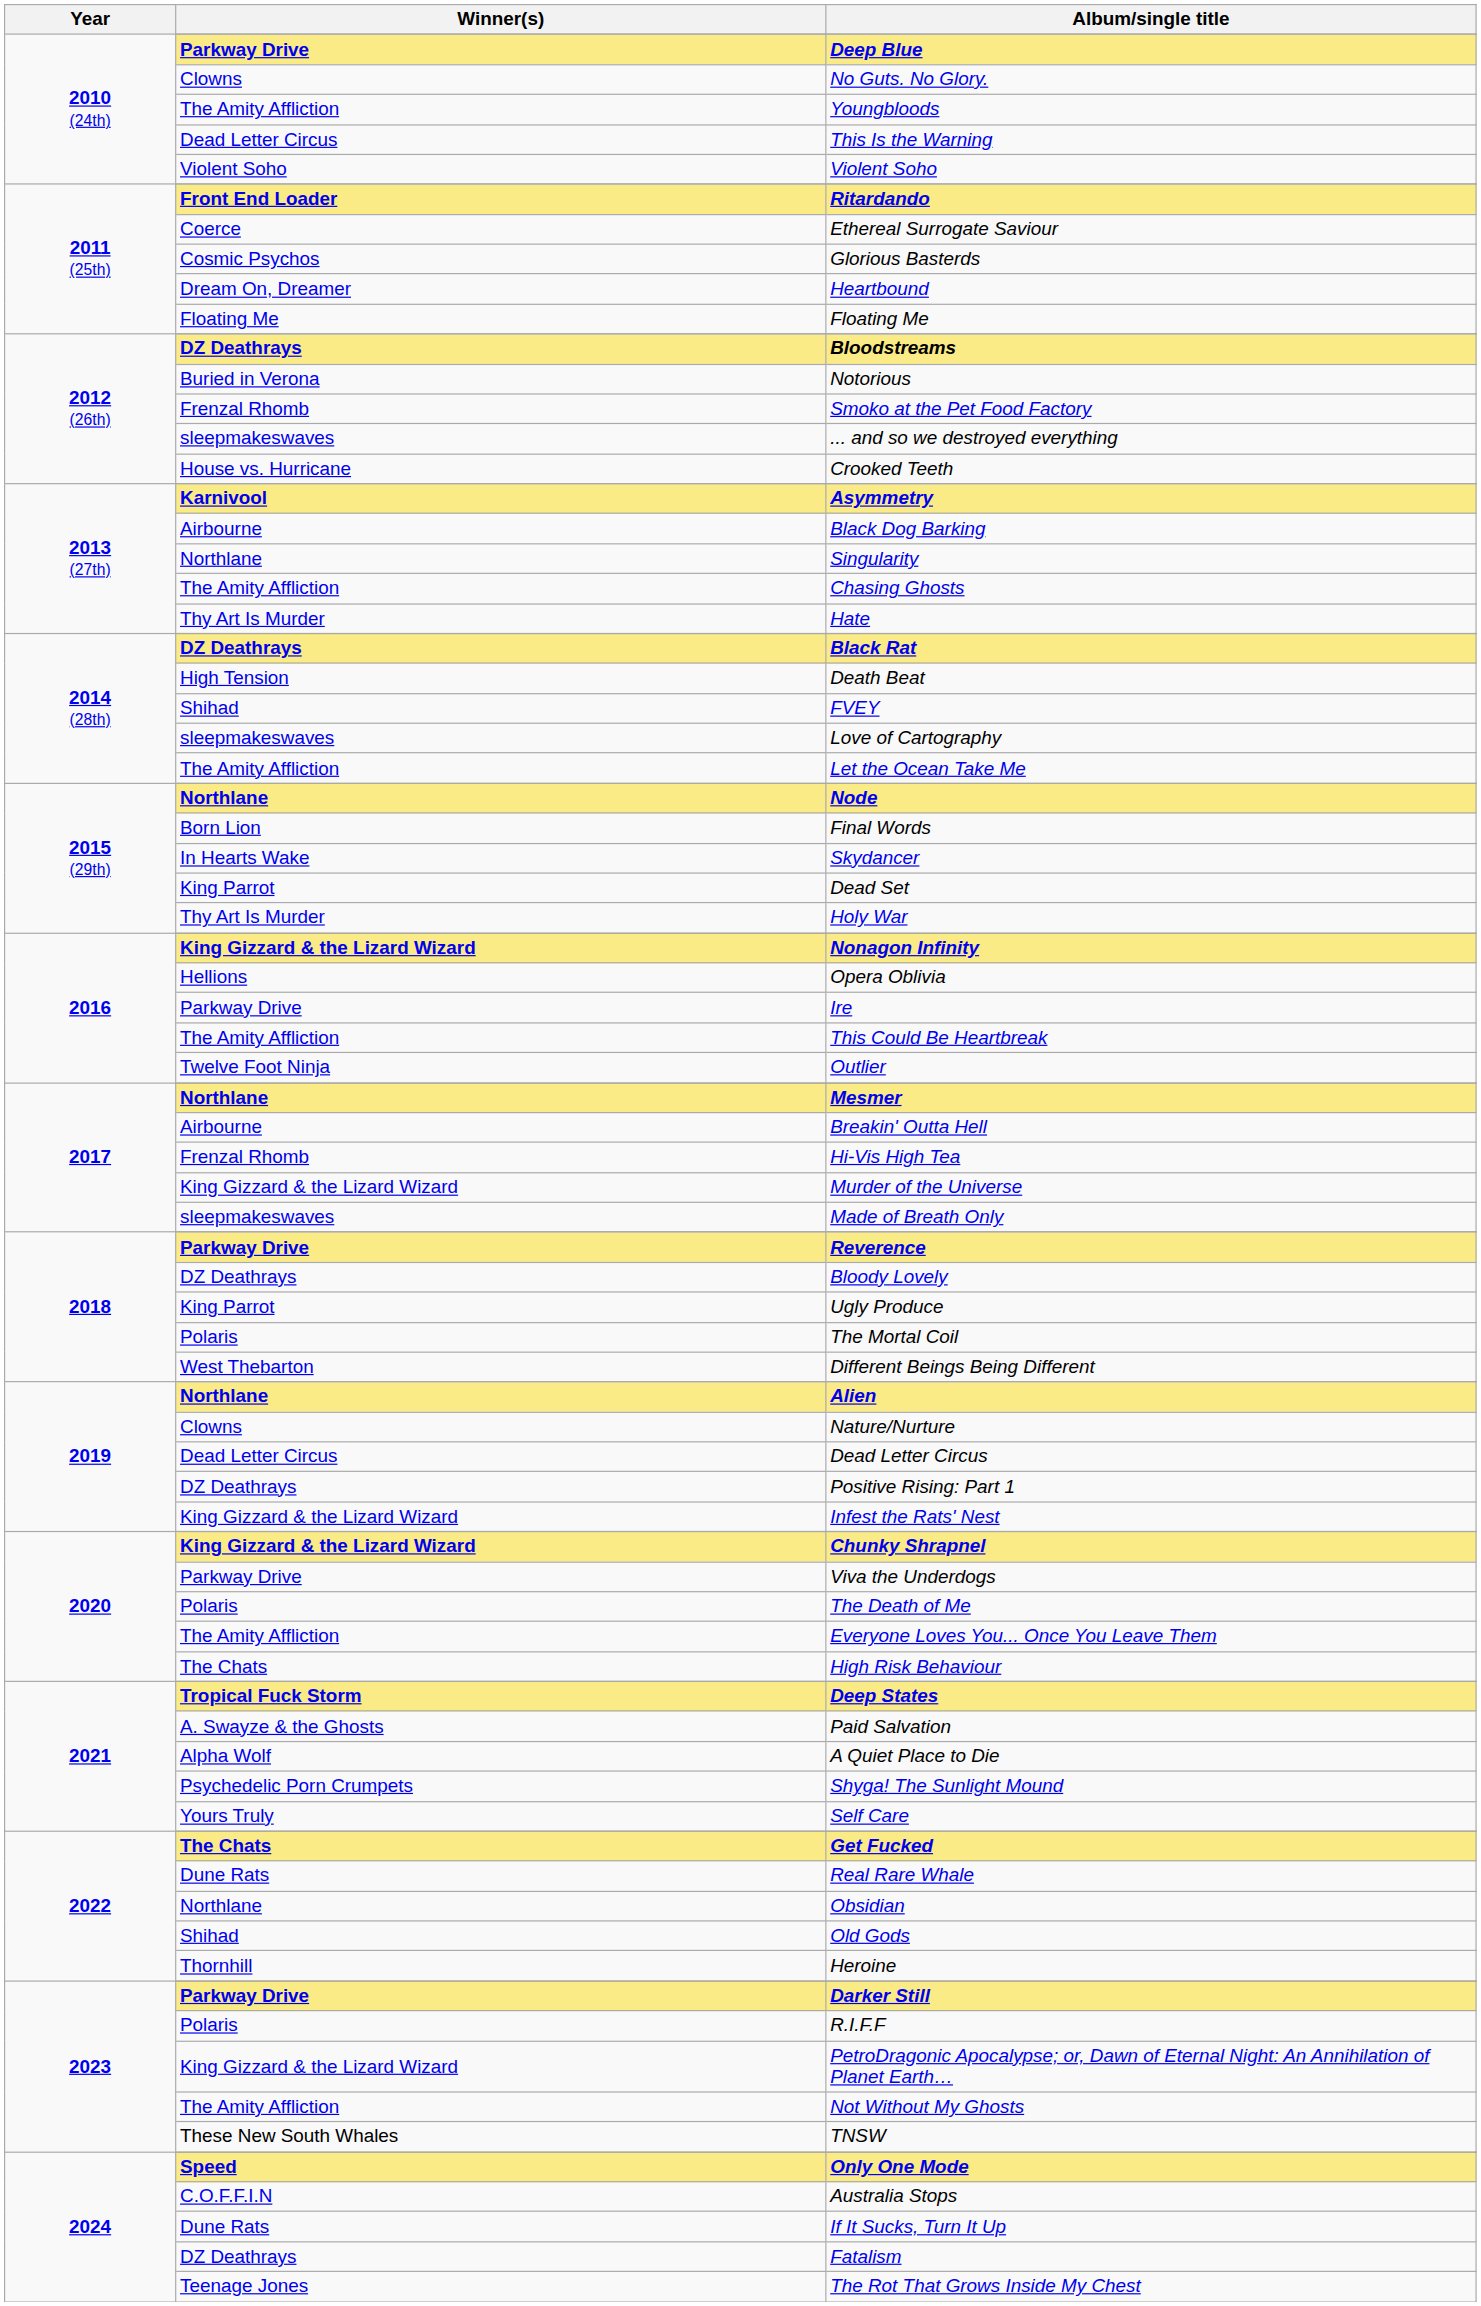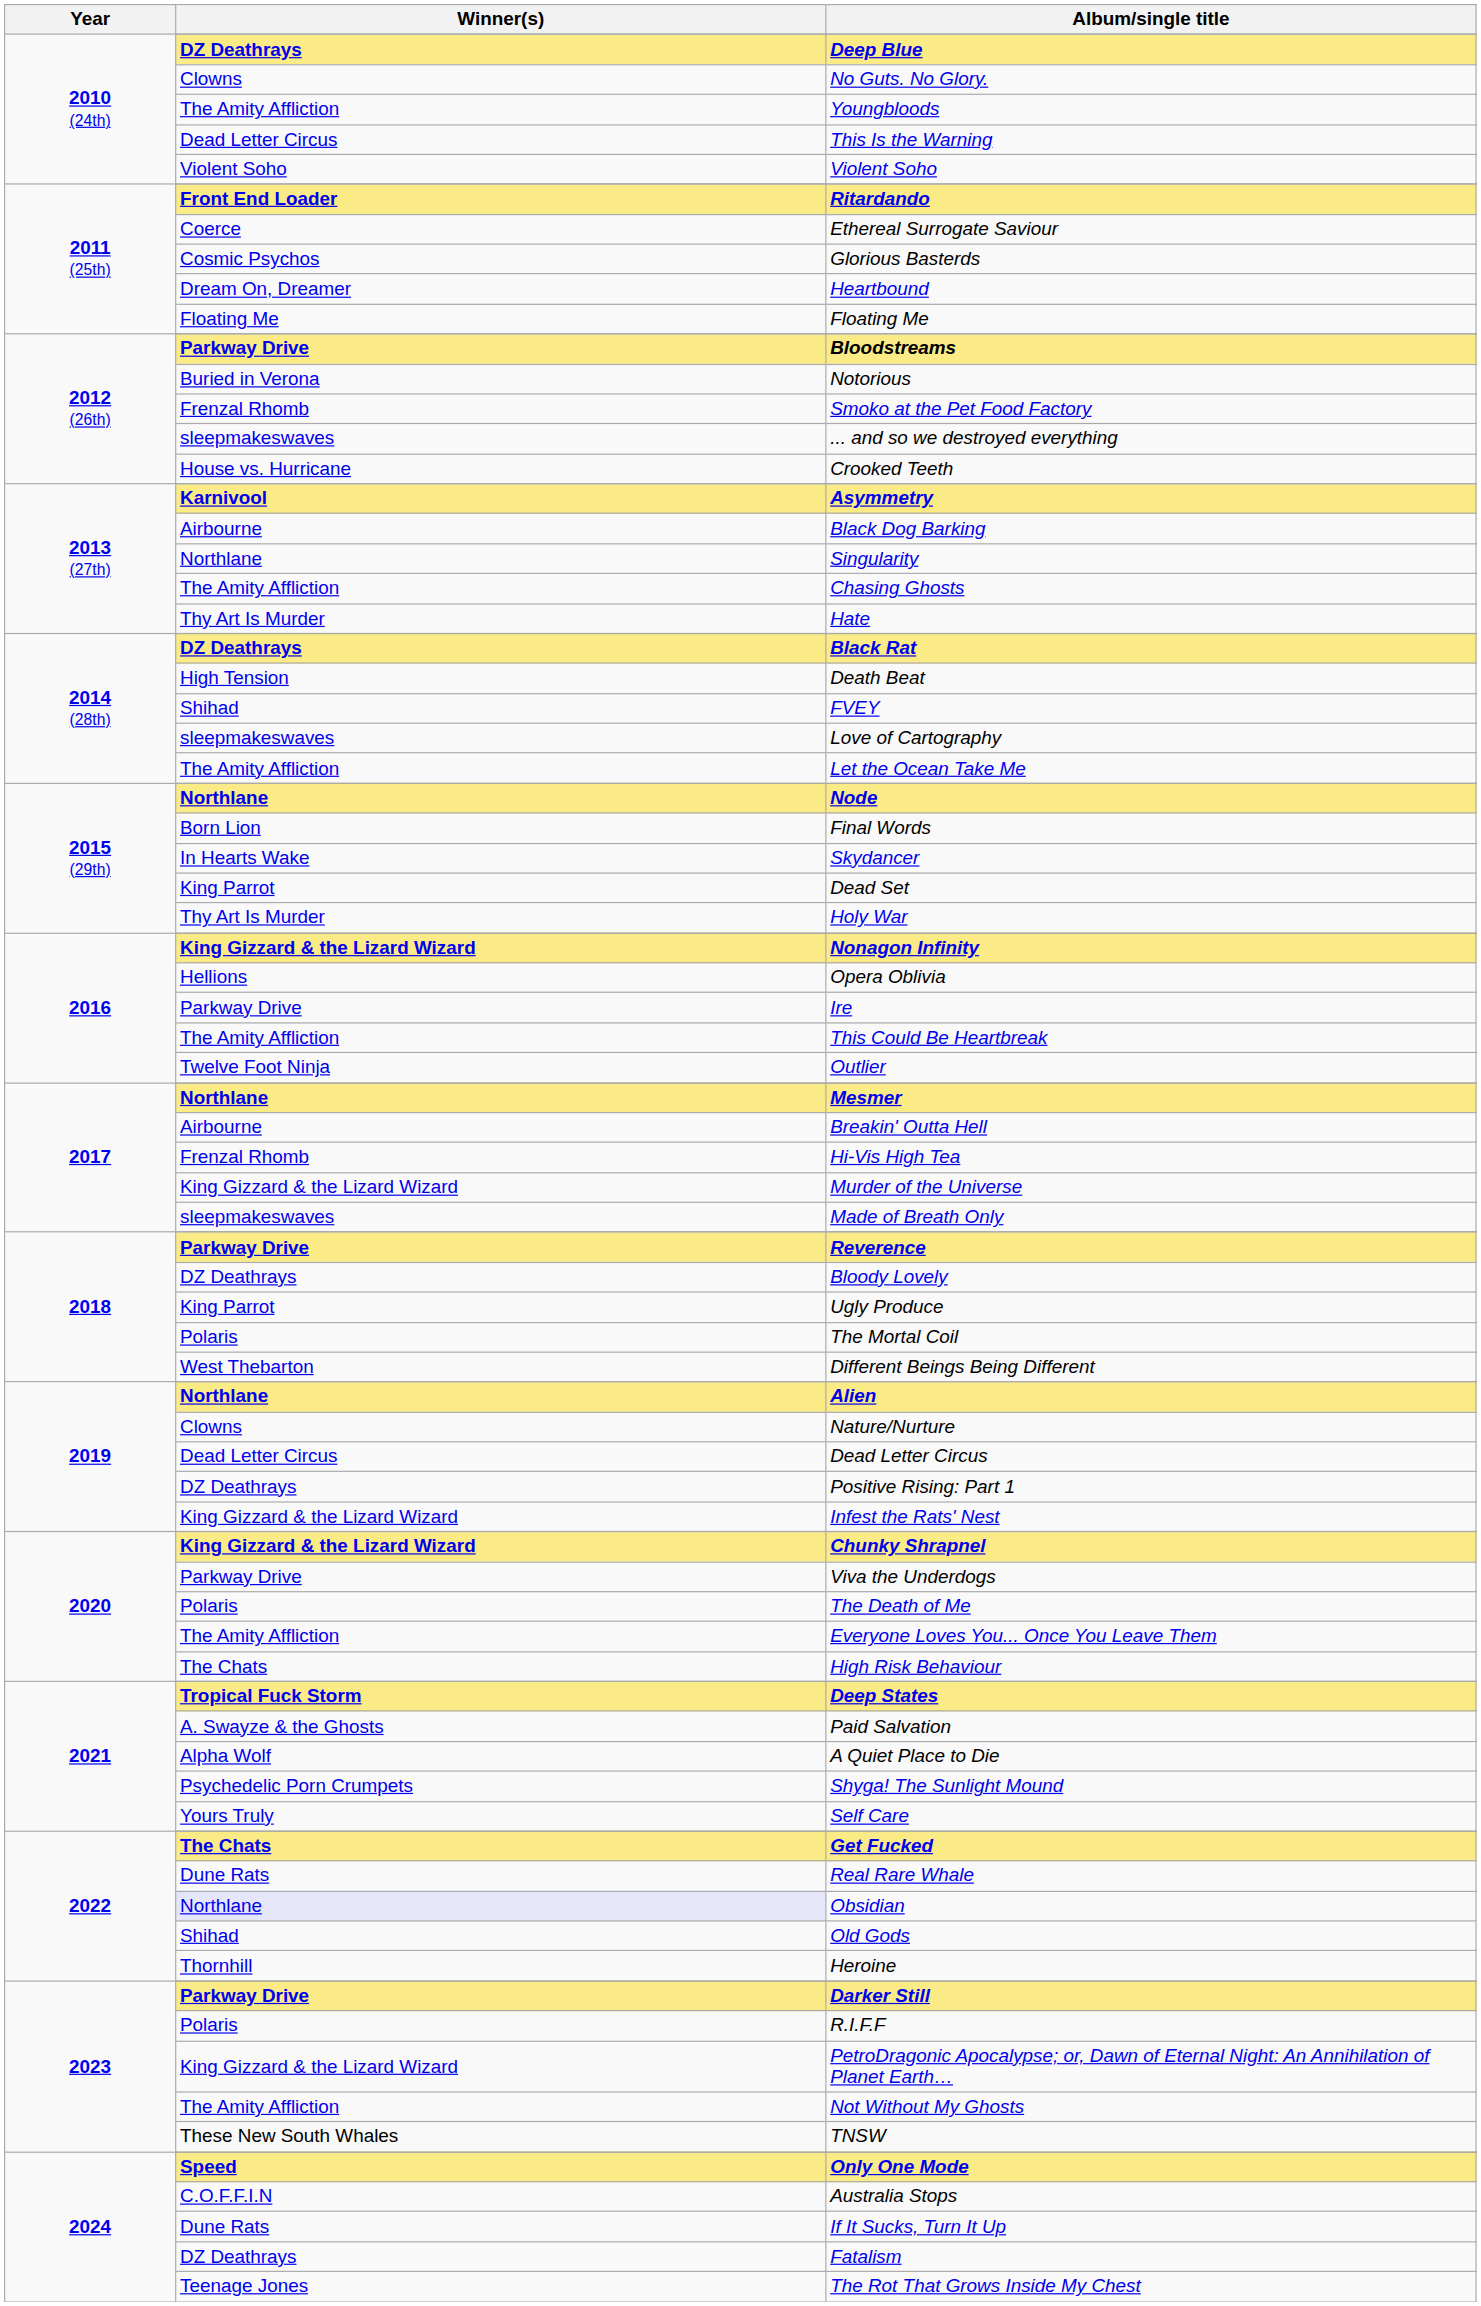(245, 49) Parkway Drive -> (241, 49) DZ Deathrays
(241, 348) DZ Deathrays -> (245, 348) Parkway Drive
(221, 1905) no background -> (221, 1905) lavender background
